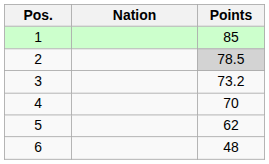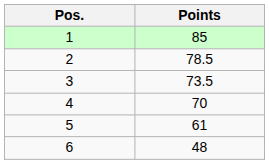- column: (134, 15)
(231, 59) lightgrey background -> (200, 59) no background
(231, 81) 73.2 -> (200, 81) 73.5
(231, 125) 62 -> (200, 125) 61
